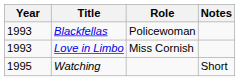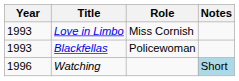rows swapped: (89, 48) <-> (81, 31)
(19, 66) 1995 -> (19, 66) 1996
(214, 66) no background -> (214, 66) lightblue background
